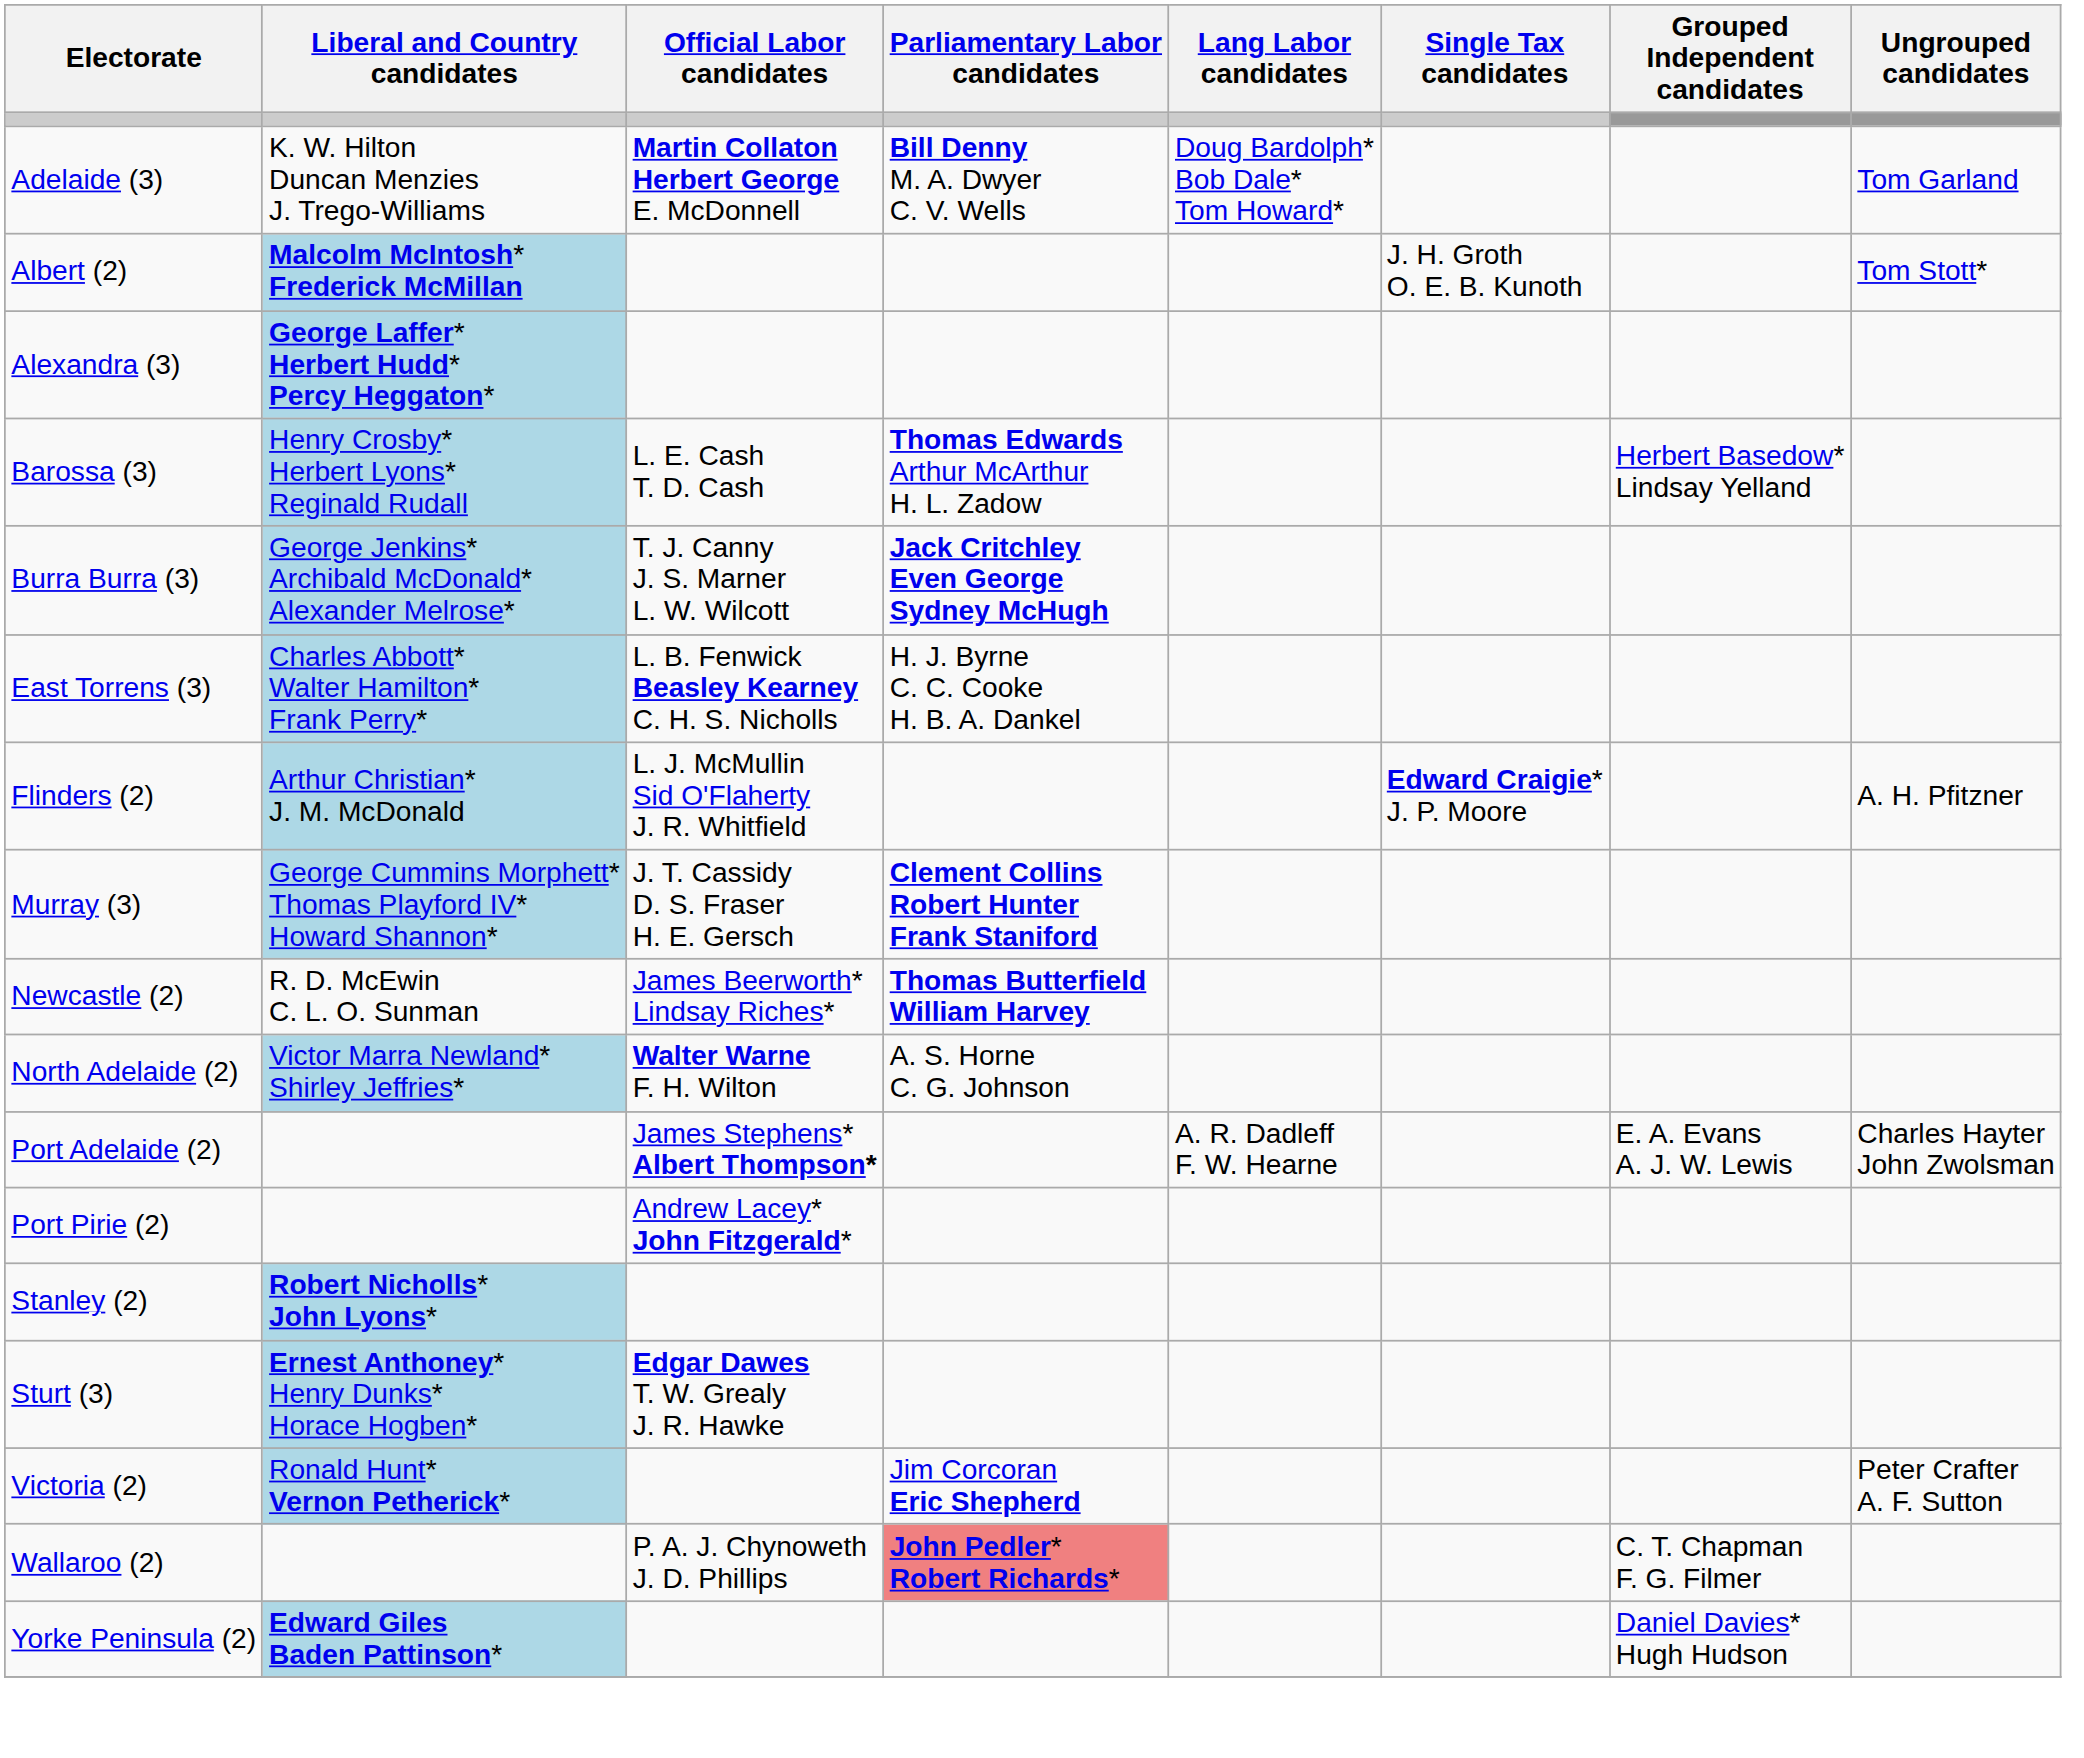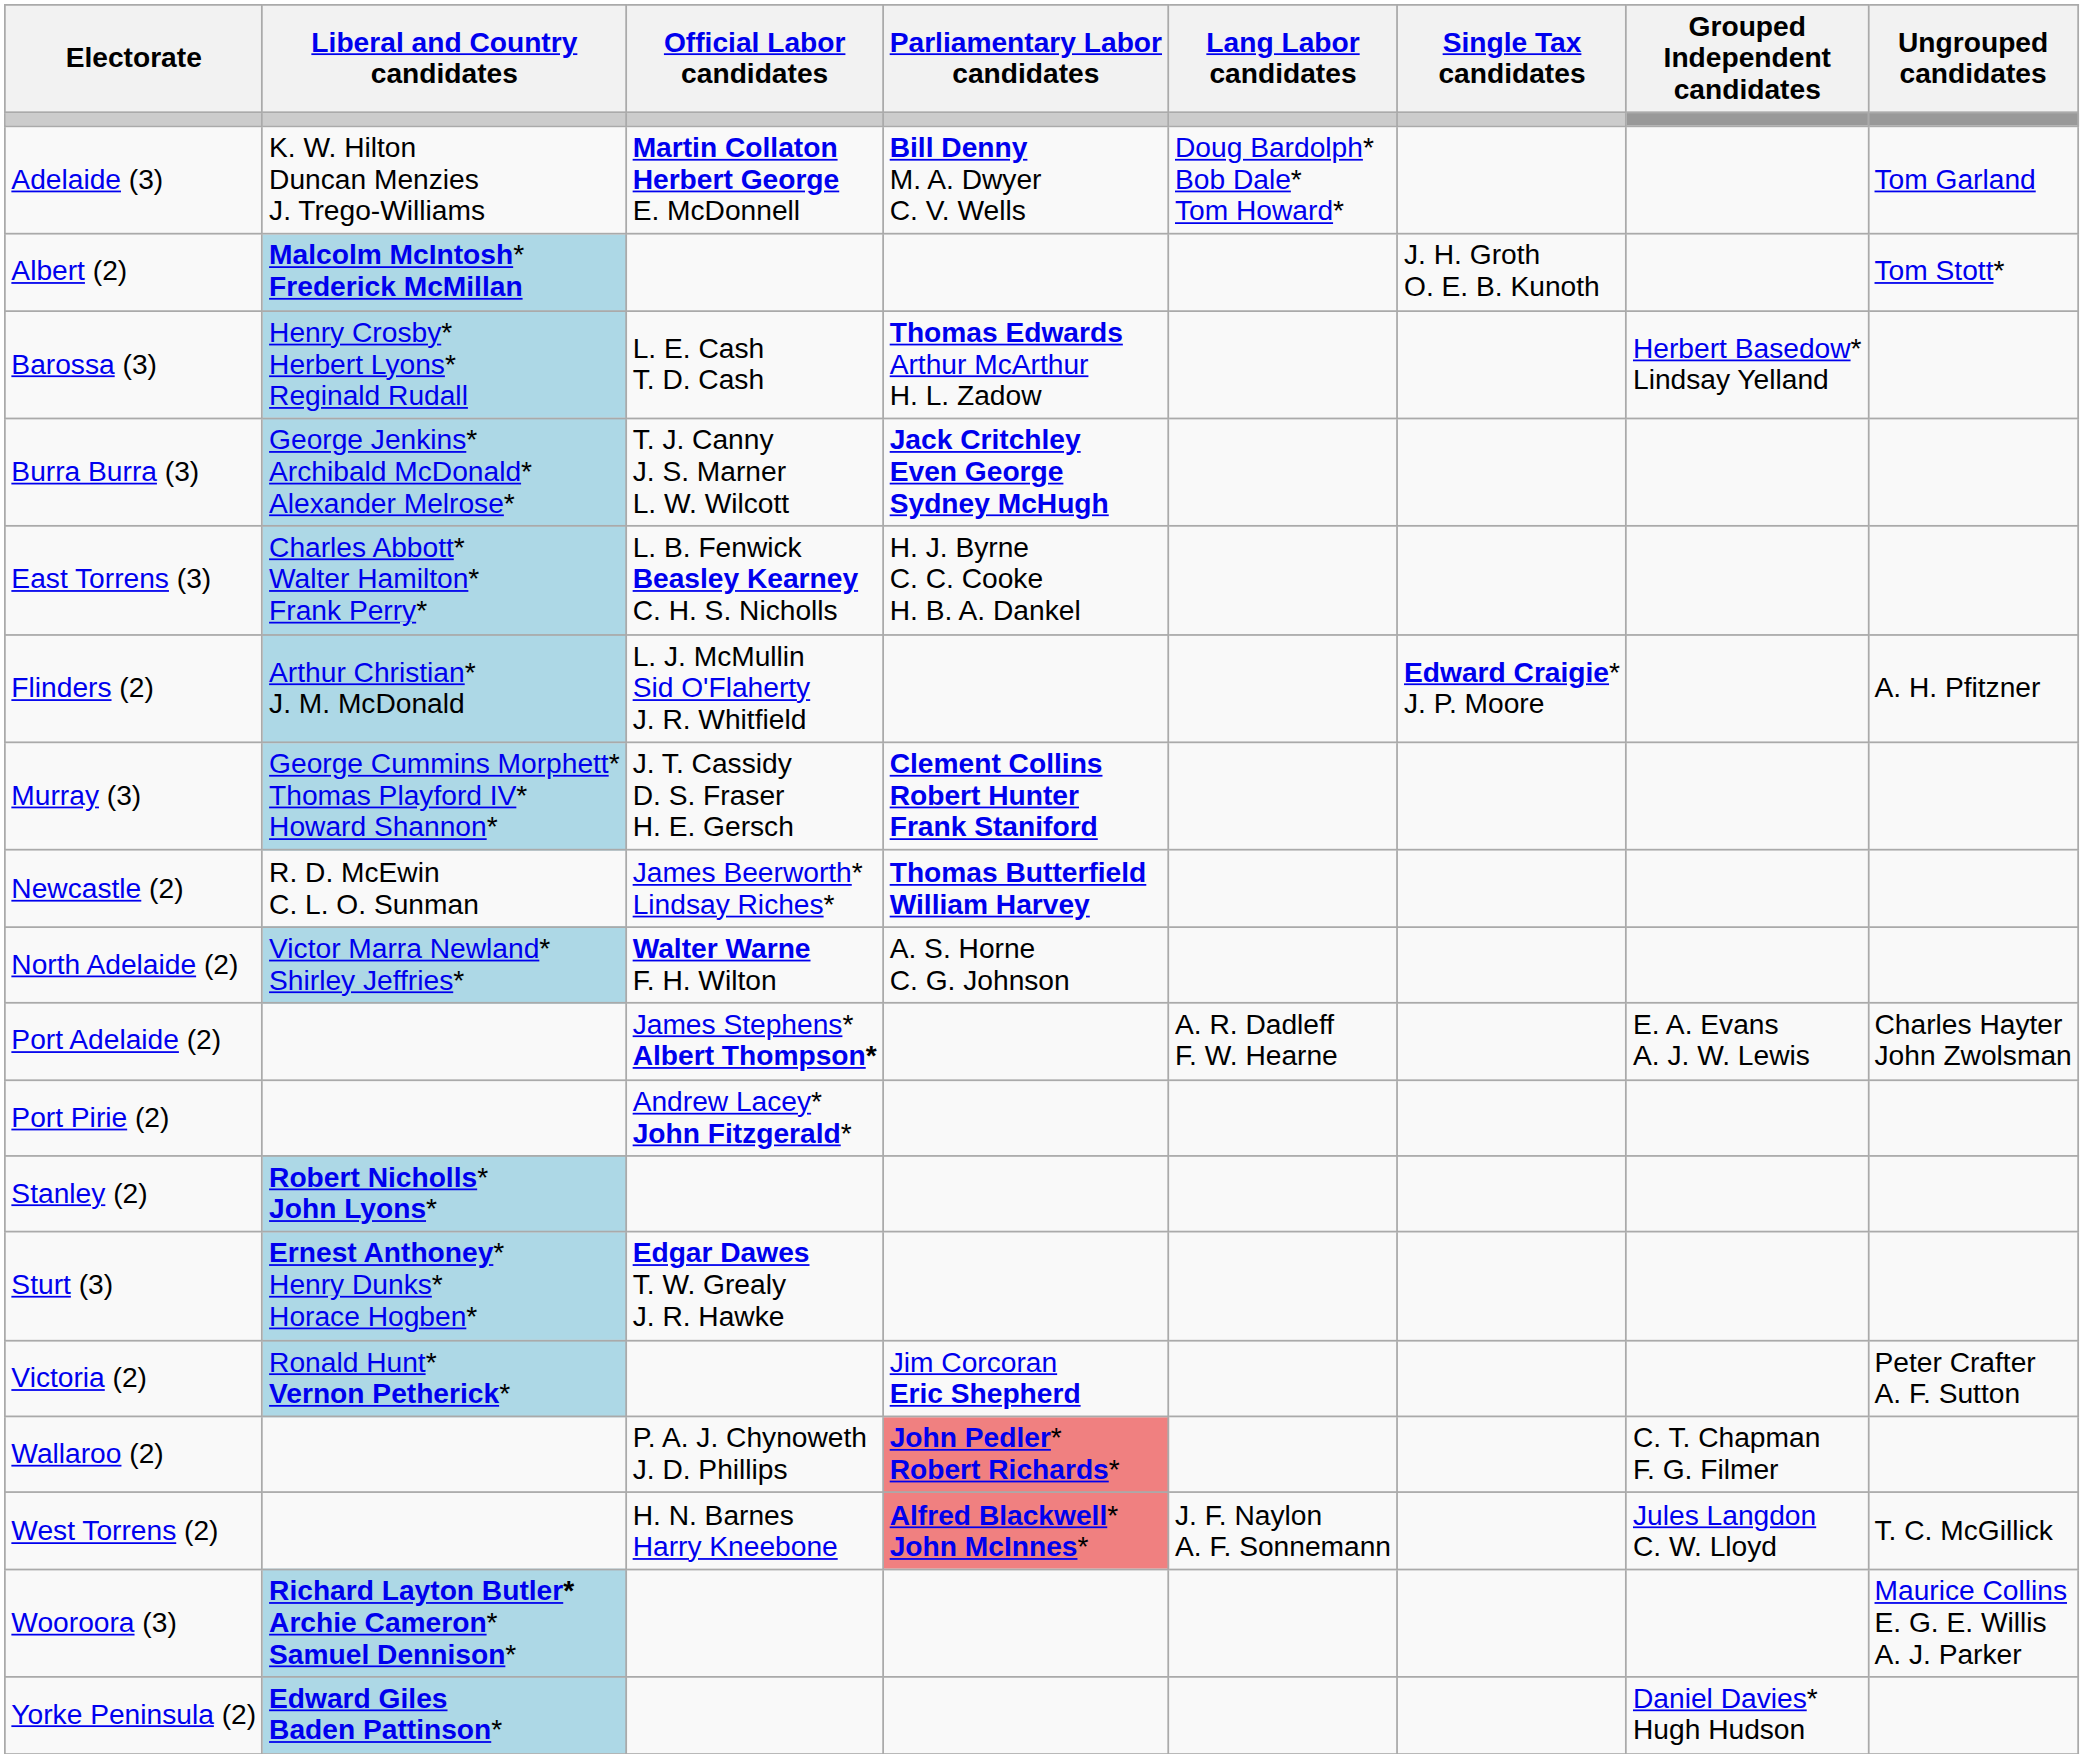- row: (96, 363)
+ row: (115, 1530)
+ row: (94, 1622)
